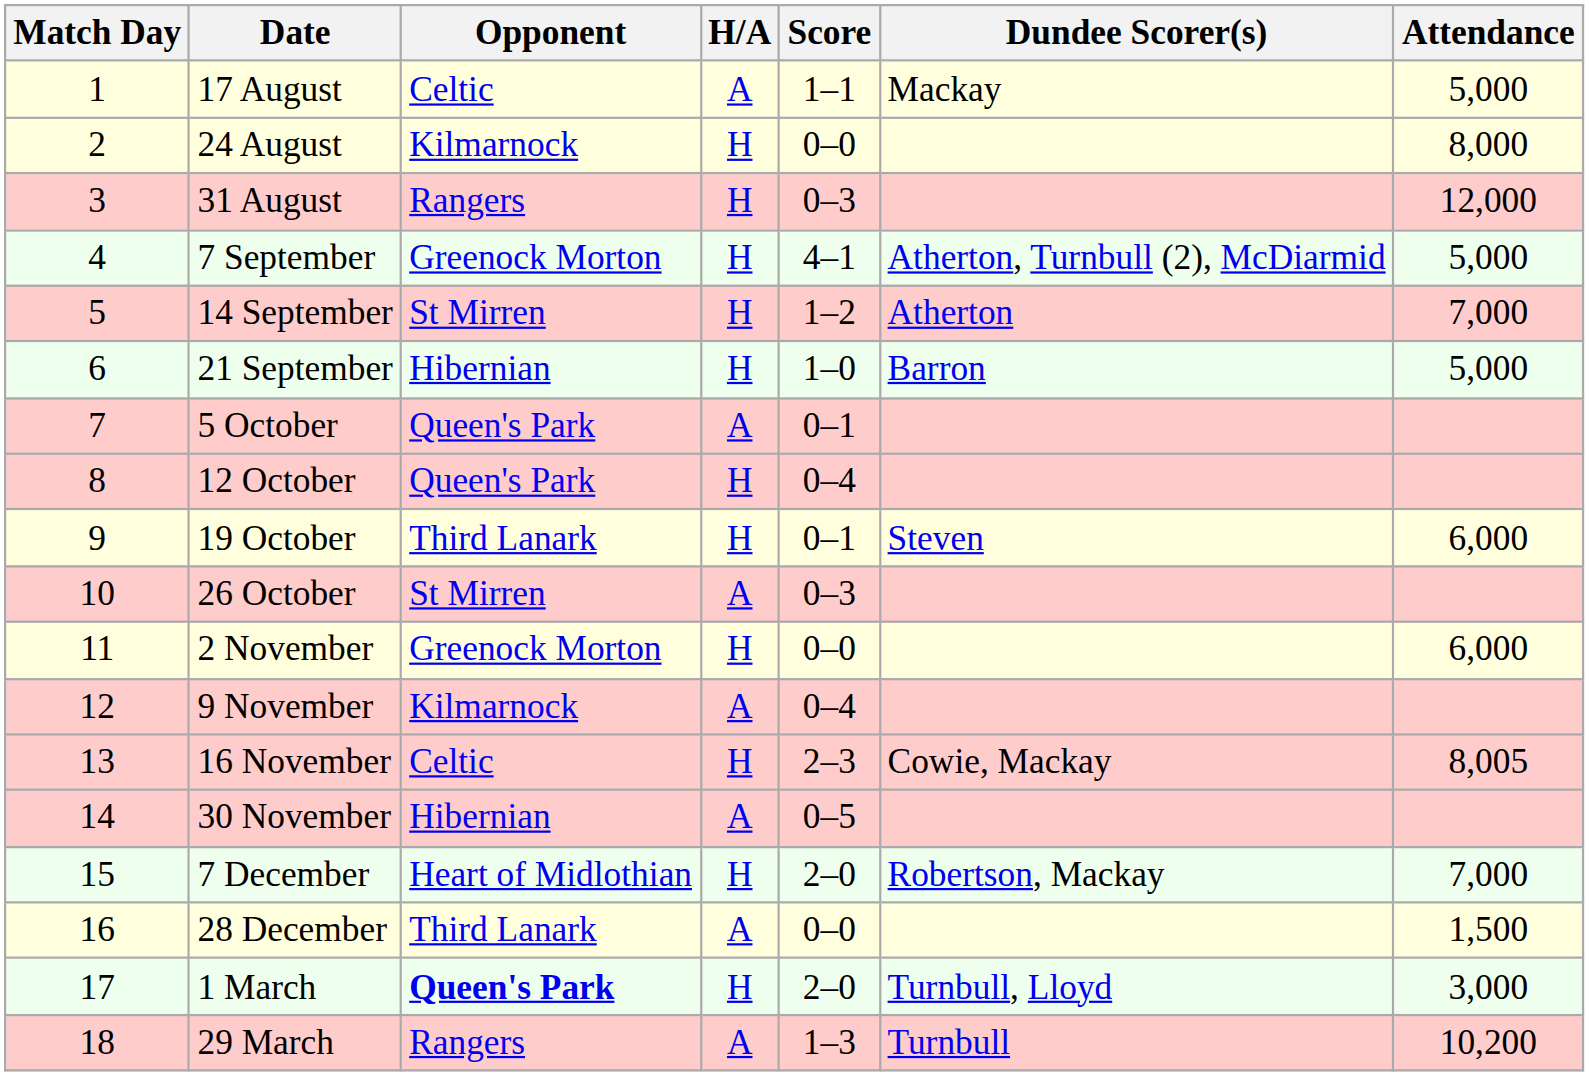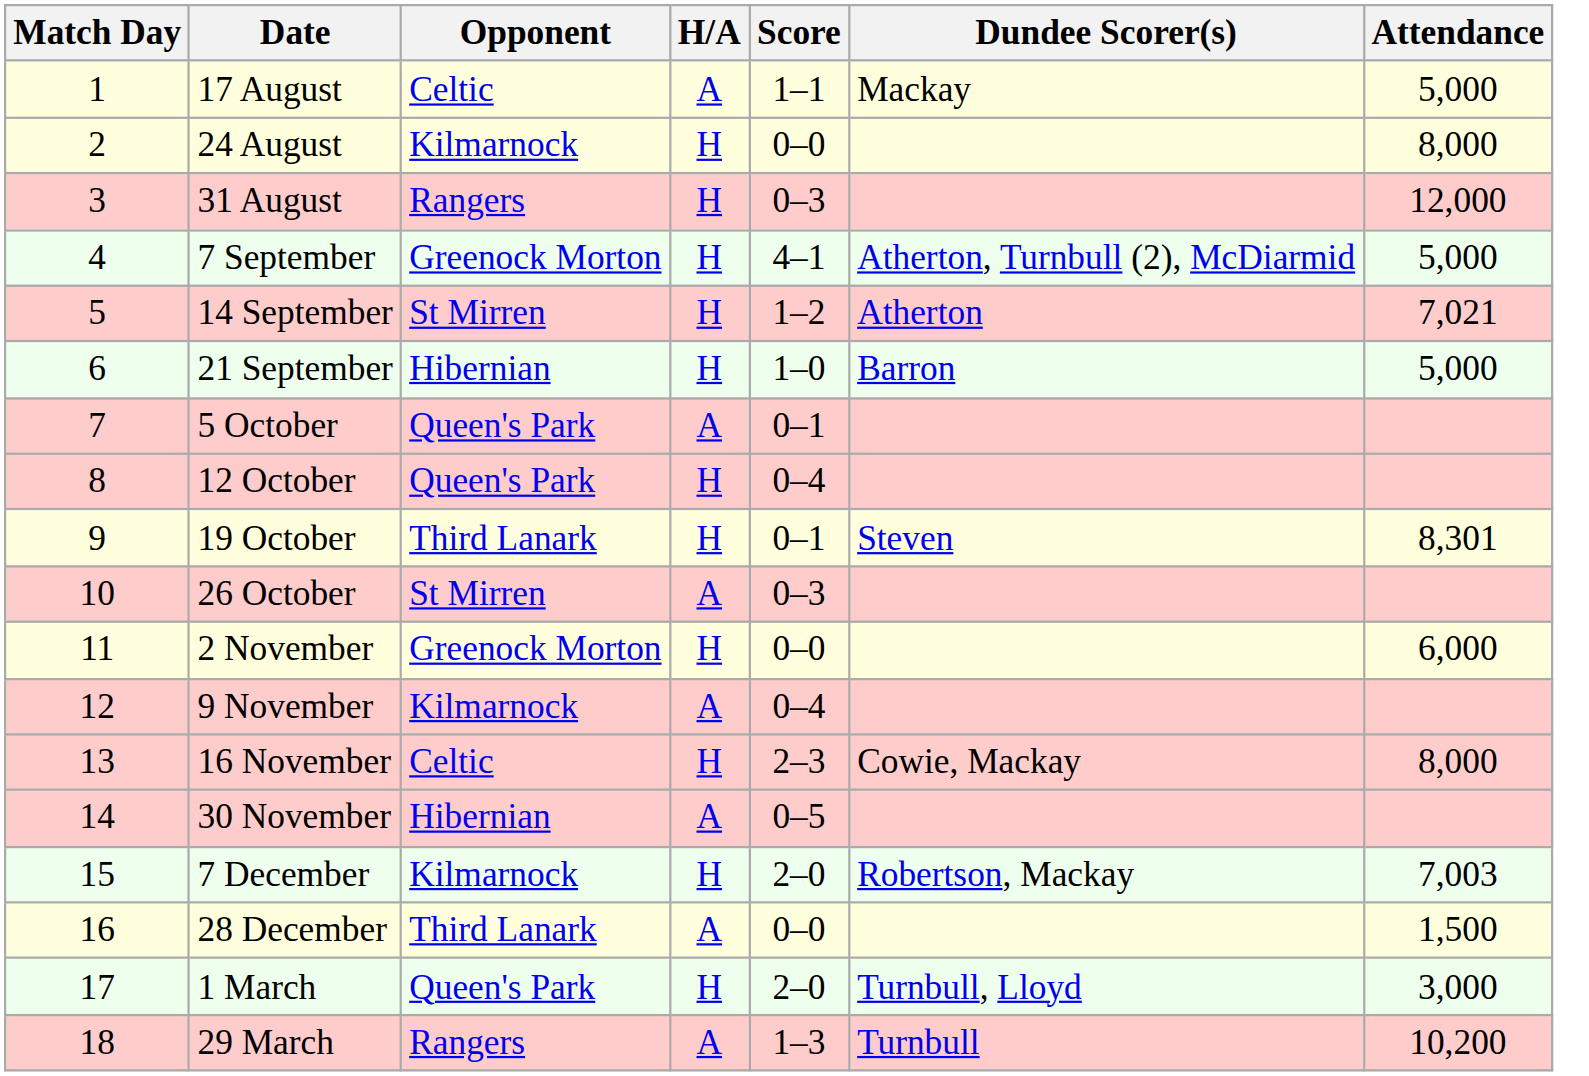(1488, 312) 7,000 -> (1458, 312) 7,021
(1488, 537) 6,000 -> (1458, 537) 8,301
(1488, 761) 8,005 -> (1458, 761) 8,000
(551, 873) Heart of Midlothian -> (494, 873) Kilmarnock
(1488, 873) 7,000 -> (1458, 873) 7,003
(512, 985) bold -> (502, 985) normal
